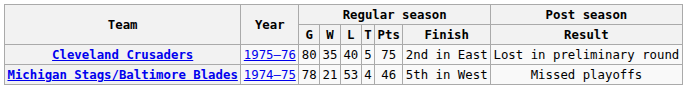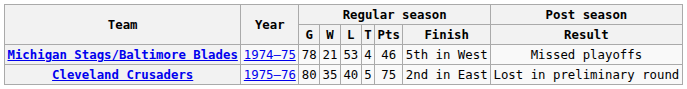rows swapped: (123, 75) <-> (123, 55)
